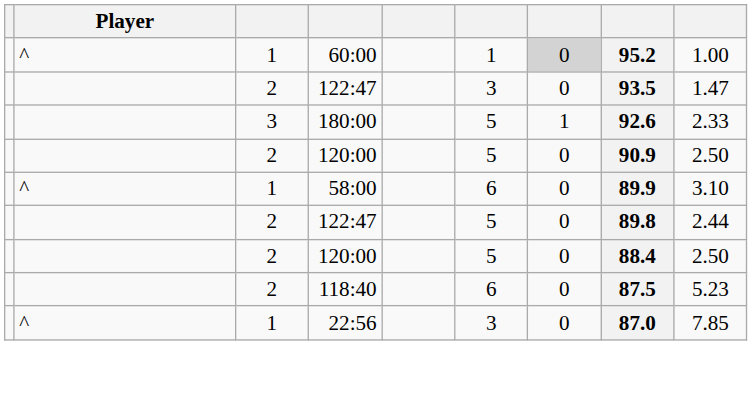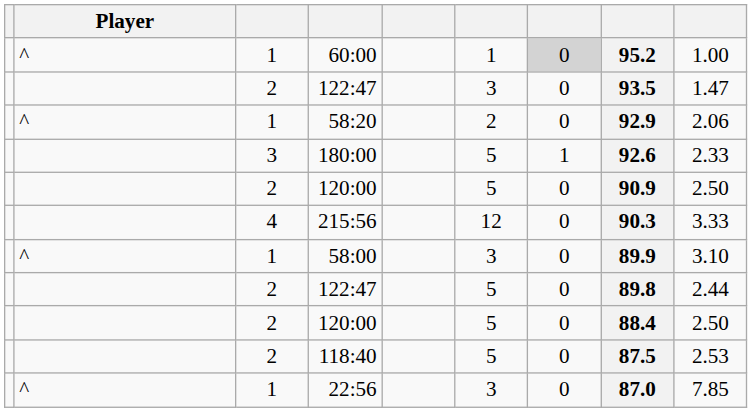+ row: (272, 121)
+ row: (272, 222)
(491, 188) 6 -> (491, 255) 3
(491, 289) 6 -> (491, 356) 5
(710, 289) 5.23 -> (710, 356) 2.53
